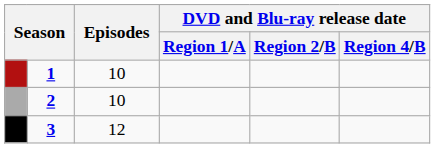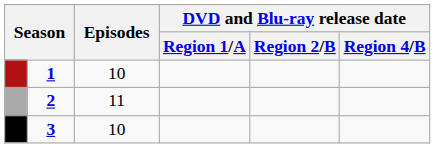(117, 101) 10 -> (117, 101) 11
(117, 128) 12 -> (117, 128) 10
